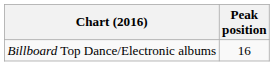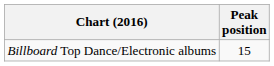(244, 50) 16 -> (244, 50) 15
